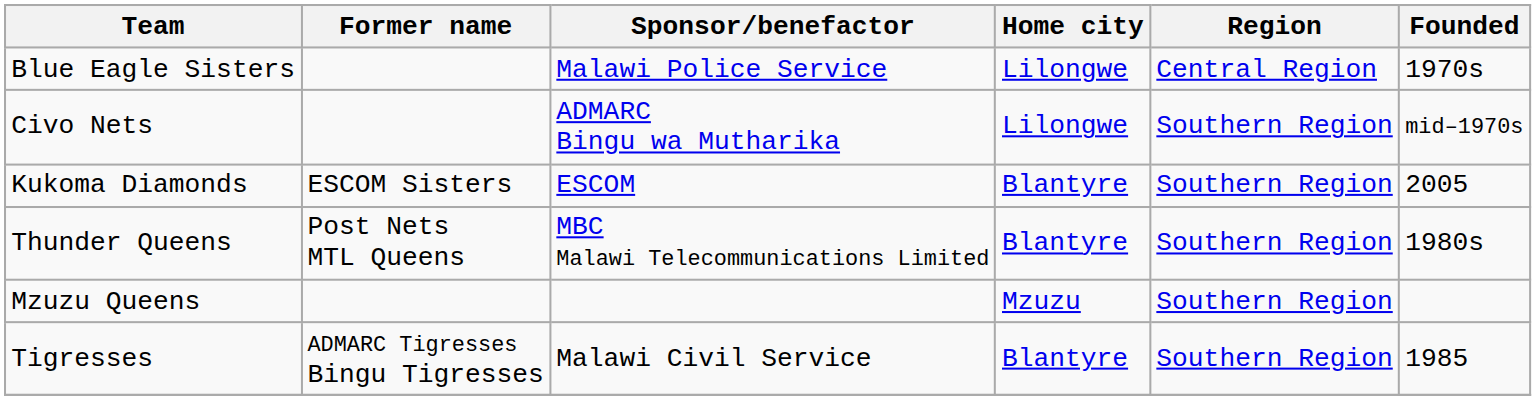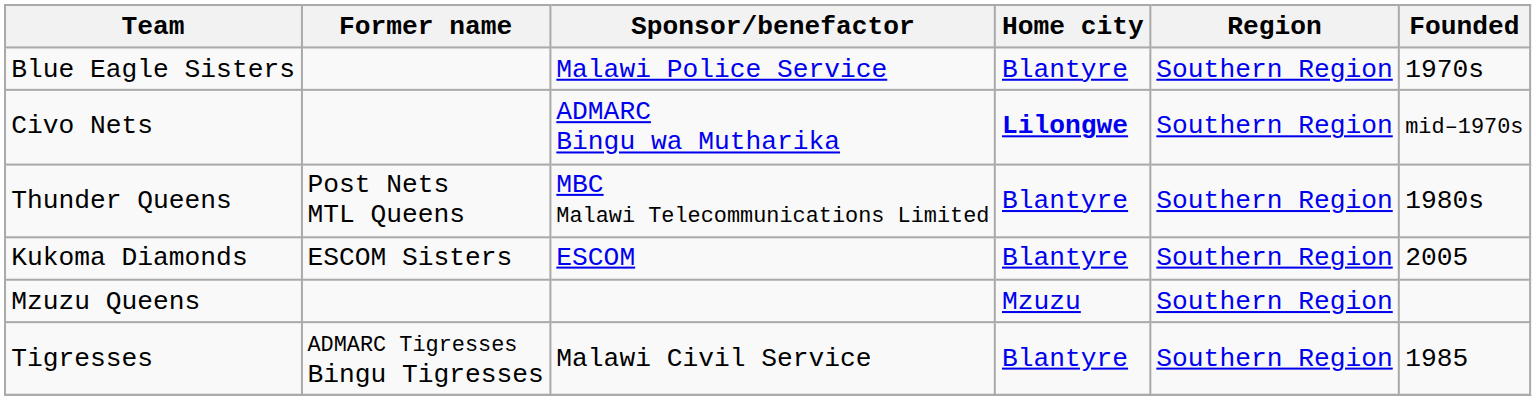(1065, 69) Lilongwe -> (1065, 69) Blantyre
(1267, 69) Central Region -> (1275, 69) Southern Region
(1065, 127) normal -> (1065, 127) bold
rows swapped: (129, 185) <-> (122, 243)
